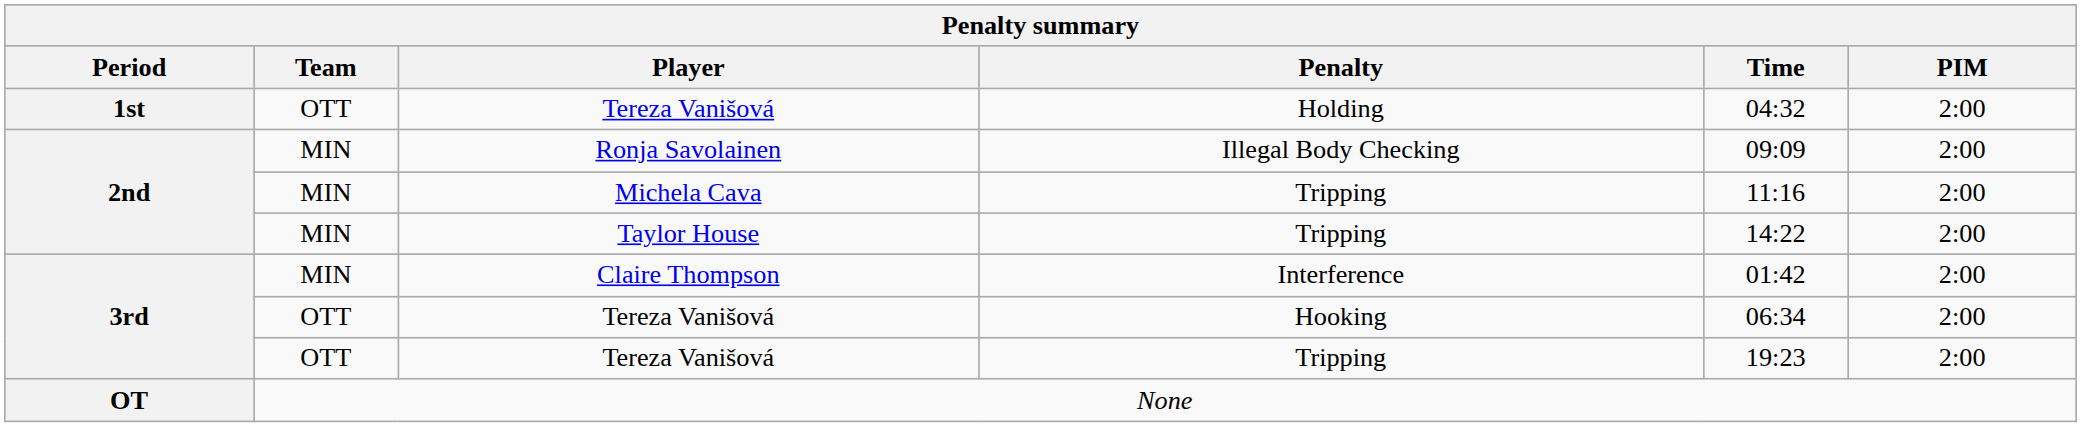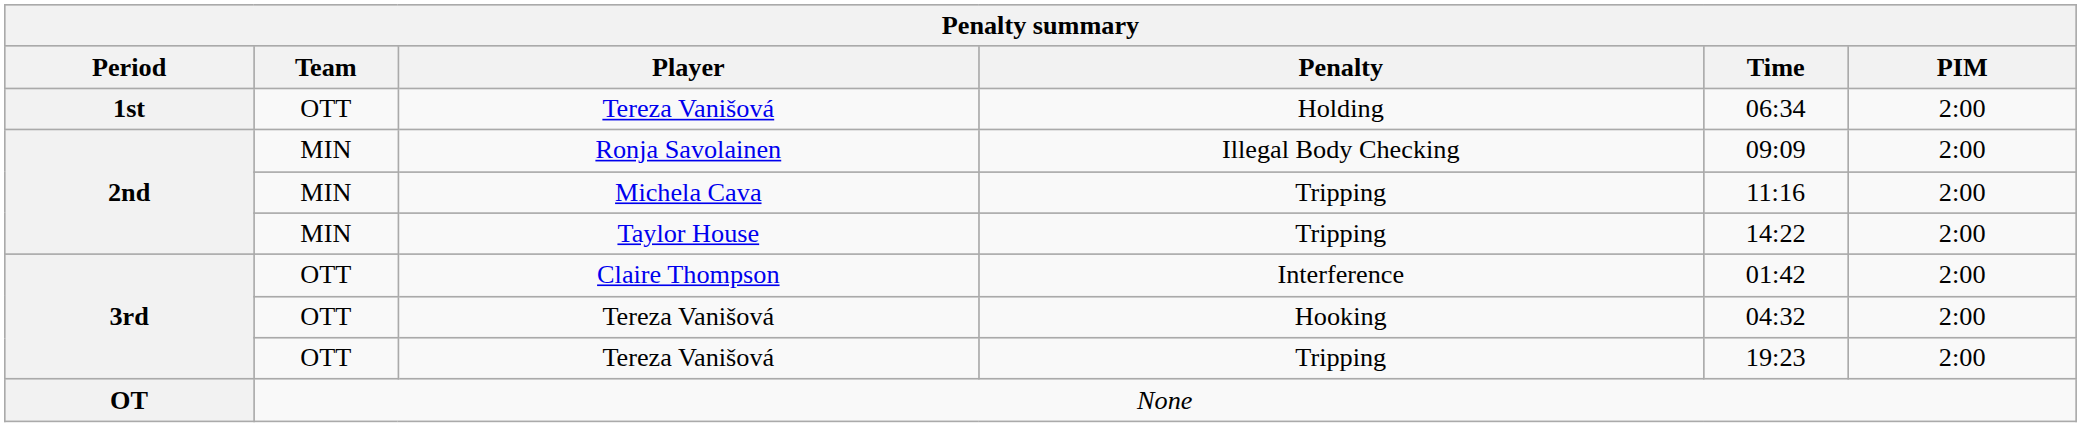(1776, 108) 04:32 -> (1776, 108) 06:34
(326, 274) MIN -> (326, 274) OTT
(1776, 316) 06:34 -> (1776, 316) 04:32
